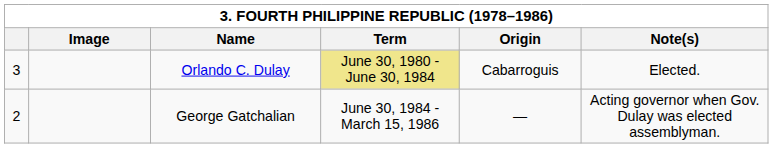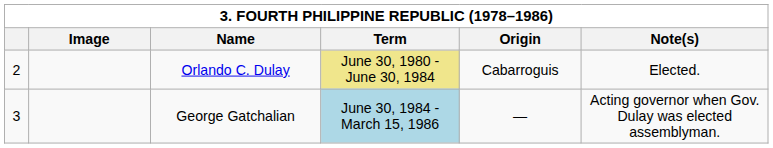(16, 70) 3 -> (16, 70) 2
(16, 116) 2 -> (16, 116) 3
(390, 116) no background -> (390, 116) lightblue background
